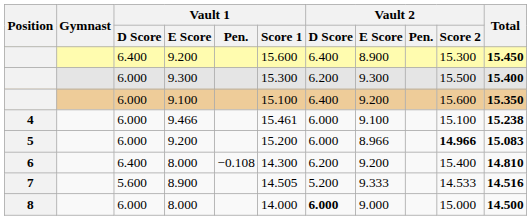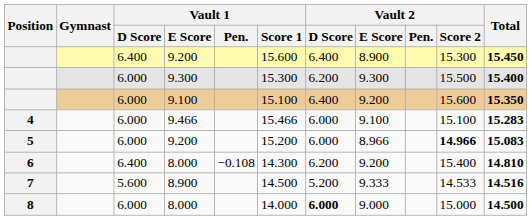(279, 120) 15.461 -> (279, 120) 15.466
(505, 120) 15.238 -> (505, 120) 15.283
(279, 183) 14.505 -> (279, 183) 14.500
